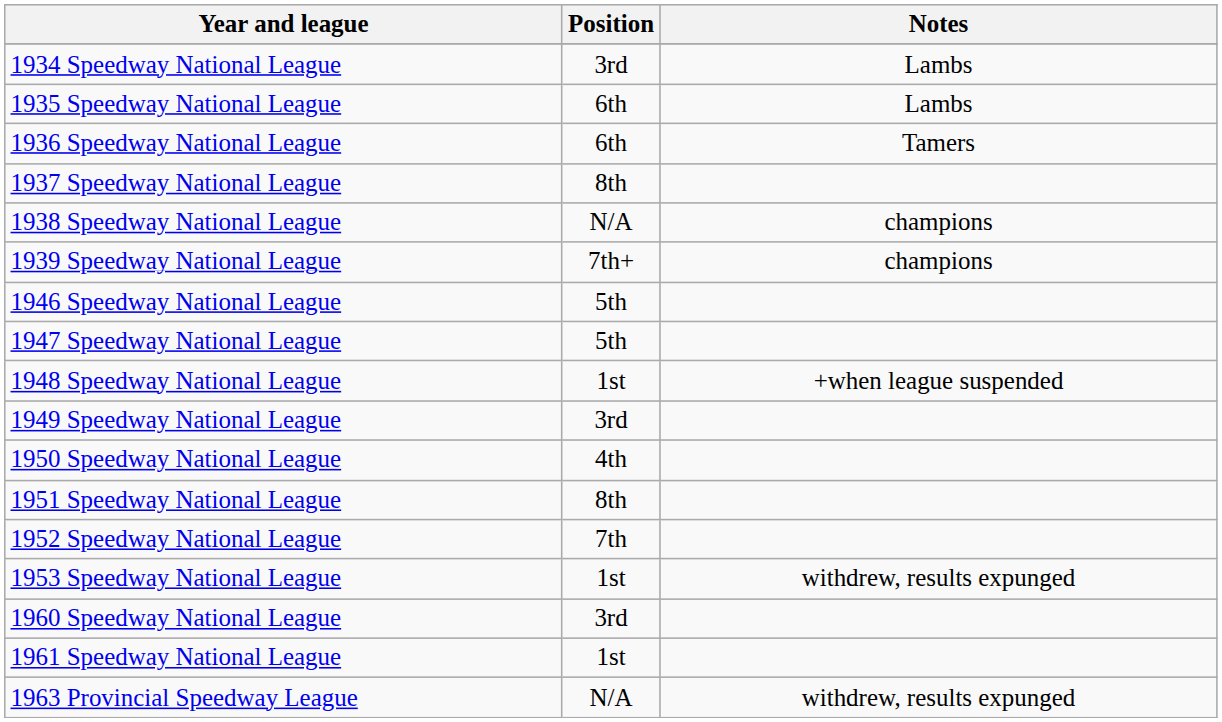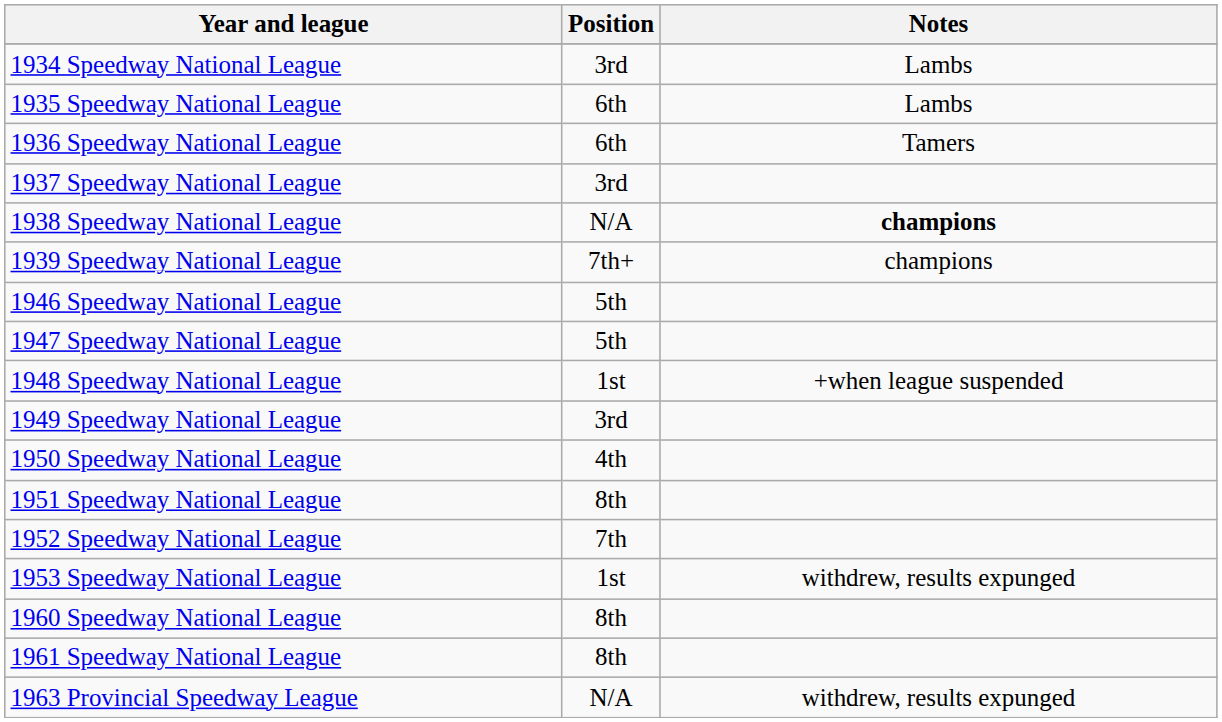(611, 182) 8th -> (611, 182) 3rd
(939, 222) normal -> (939, 222) bold
(611, 618) 3rd -> (611, 618) 8th
(611, 657) 1st -> (611, 657) 8th
